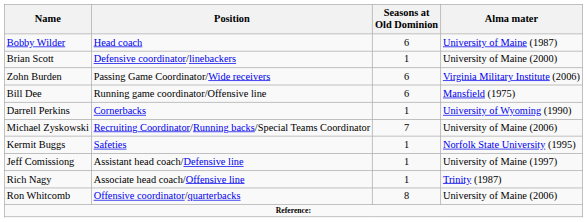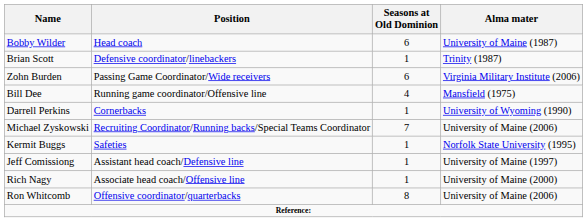(500, 59) University of Maine (2000) -> (472, 59) Trinity (1987)
(407, 94) 6 -> (407, 94) 4
(472, 179) Trinity (1987) -> (500, 179) University of Maine (2000)
